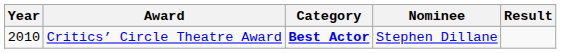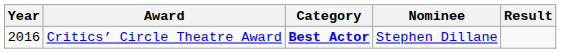(24, 38) 2010 -> (24, 38) 2016
